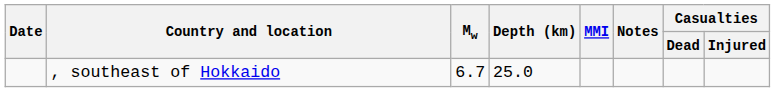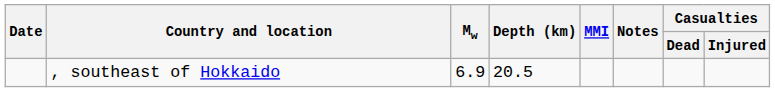(470, 72) 6.7 -> (470, 72) 6.9
(513, 72) 25.0 -> (513, 72) 20.5
